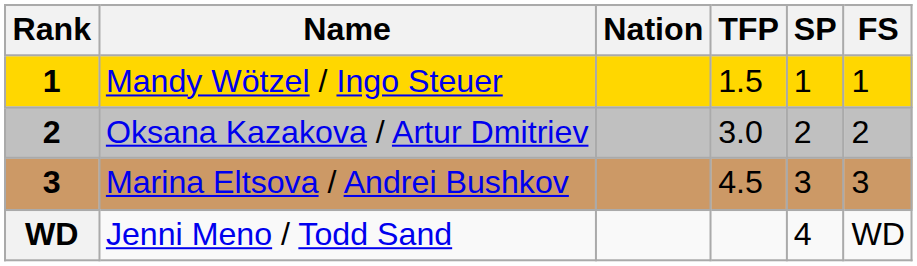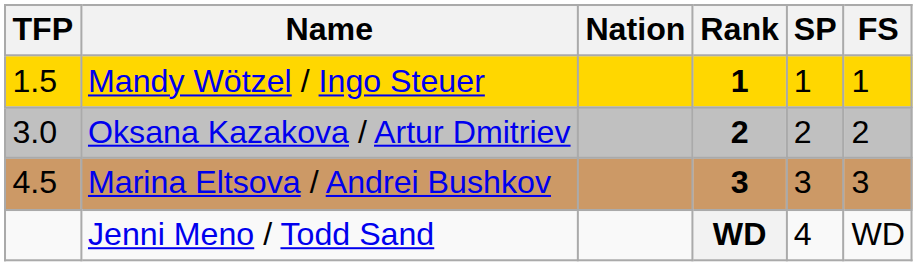columns swapped: (52, 30) <-> (749, 30)
